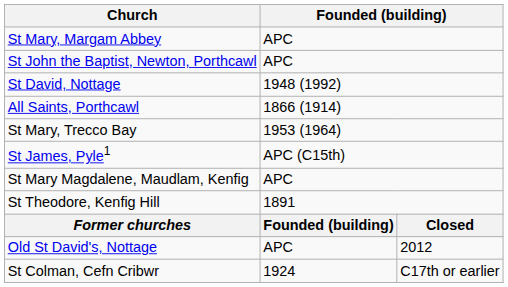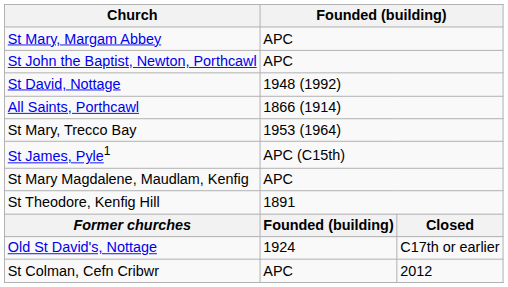(278, 248) APC -> (279, 248) 1924
(416, 248) 2012 -> (450, 248) C17th or earlier
(279, 271) 1924 -> (278, 271) APC
(450, 271) C17th or earlier -> (416, 271) 2012
